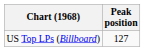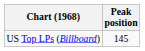(121, 38) 127 -> (121, 38) 145
